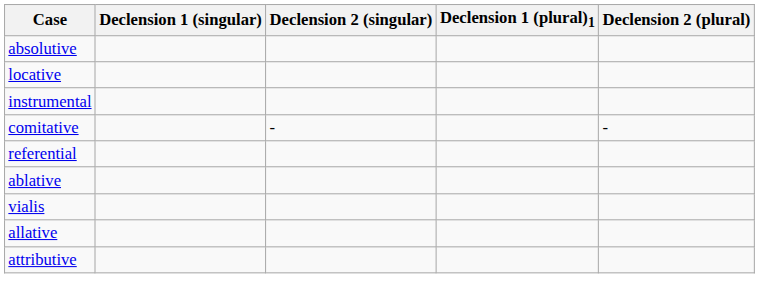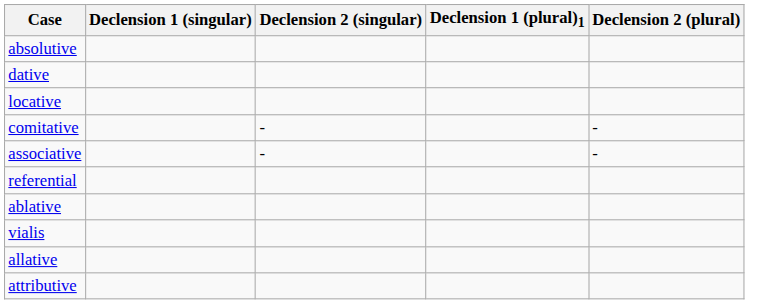+ row: (29, 74)
- row: (50, 101)
+ row: (45, 153)
